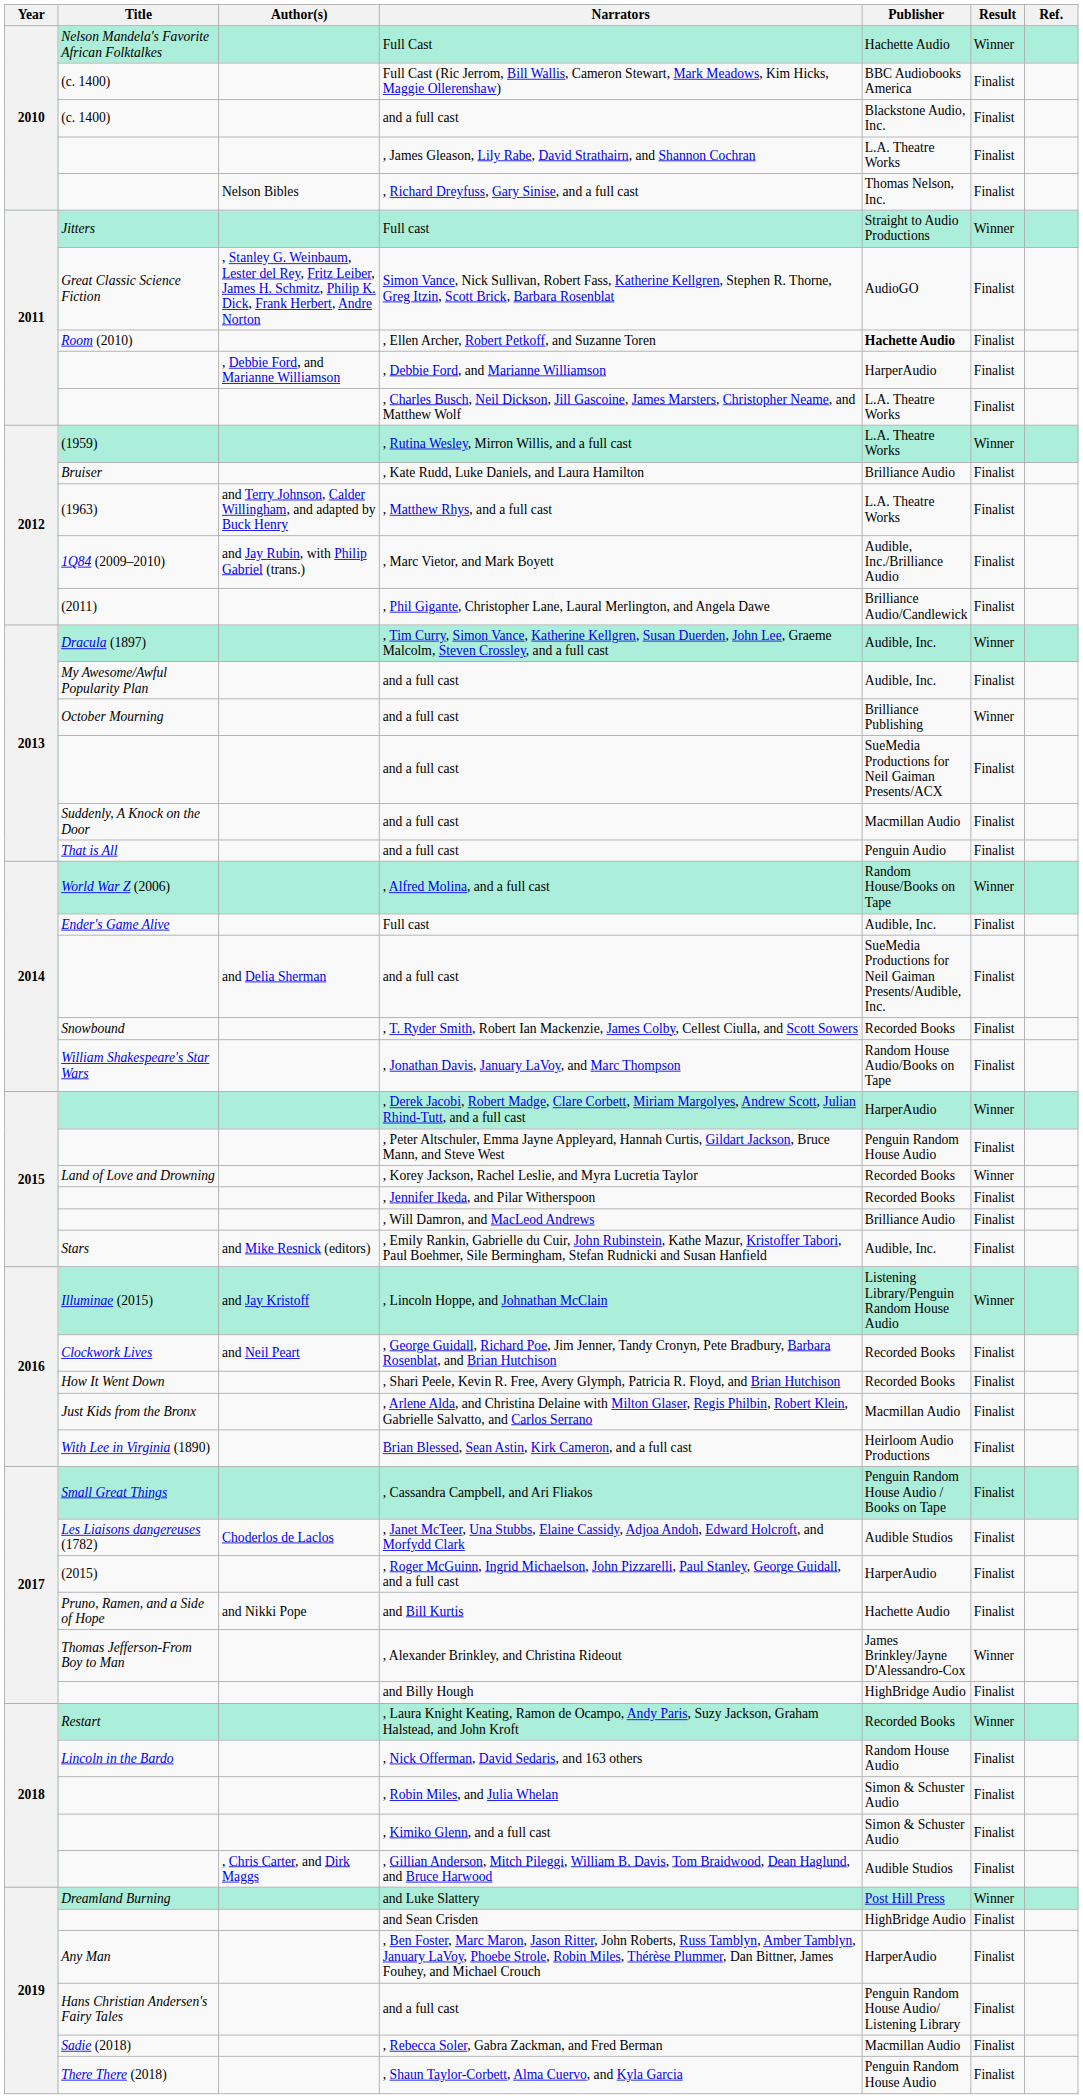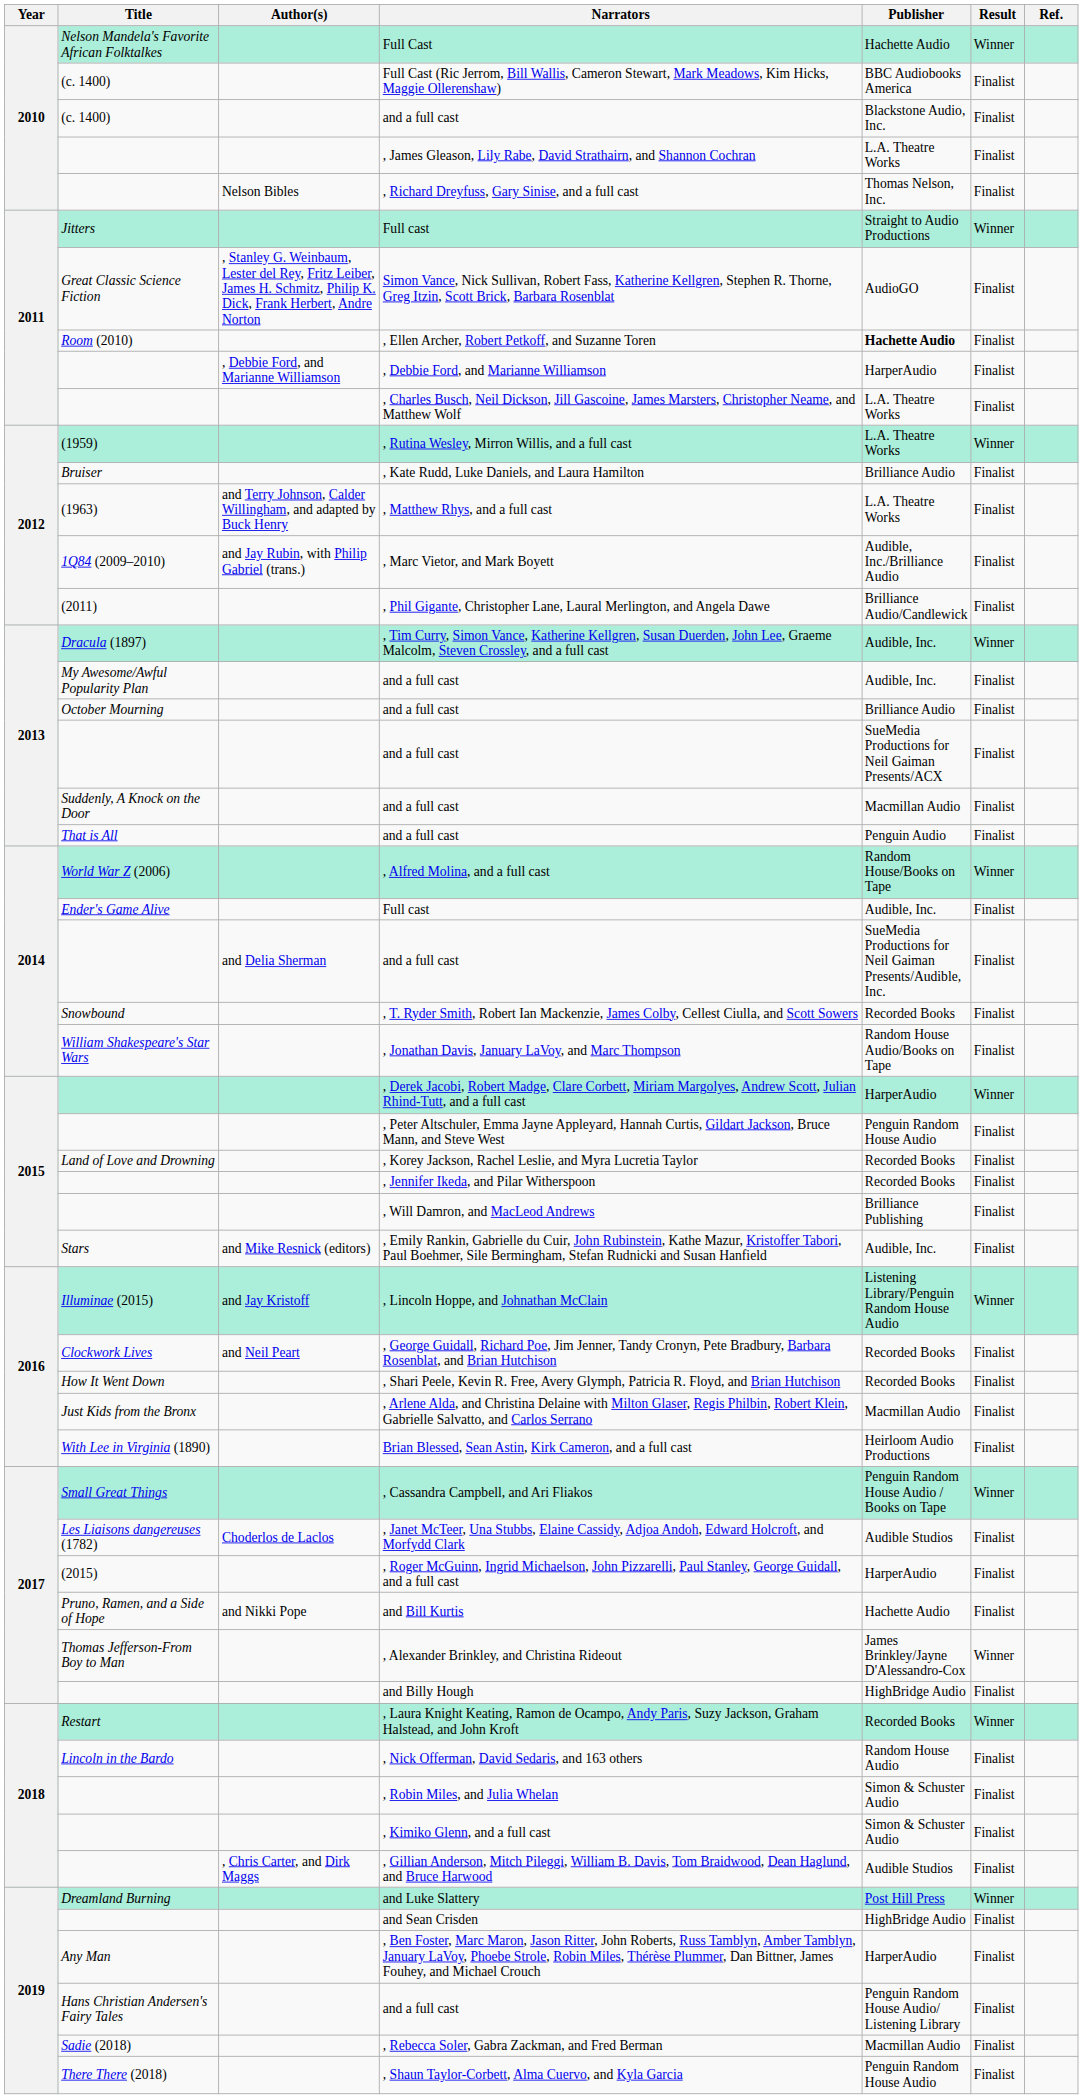(894, 717) Brilliance Publishing -> (910, 709) Brilliance Audio
(994, 717) Winner -> (994, 709) Finalist
(994, 1176) Winner -> (994, 1160) Finalist
(910, 1219) Brilliance Audio -> (894, 1211) Brilliance Publishing
(994, 1492) Finalist -> (994, 1492) Winner
